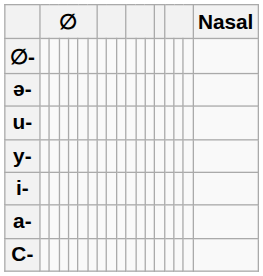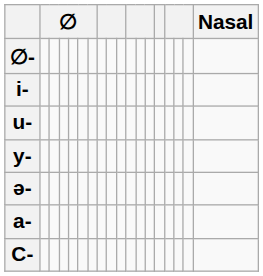rows swapped: (22, 188) <-> (22, 89)
